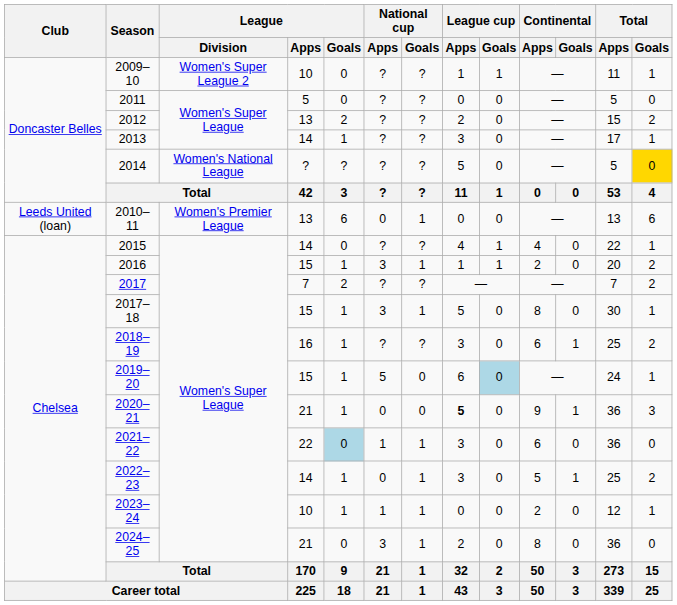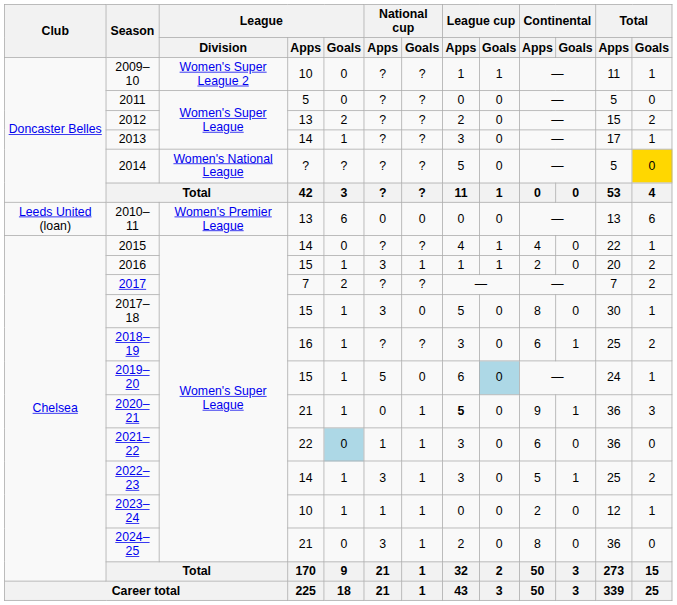(422, 219) 1 -> (422, 219) 0
(422, 311) 1 -> (422, 311) 0
(422, 411) 0 -> (422, 411) 1
(383, 478) 0 -> (383, 478) 3
